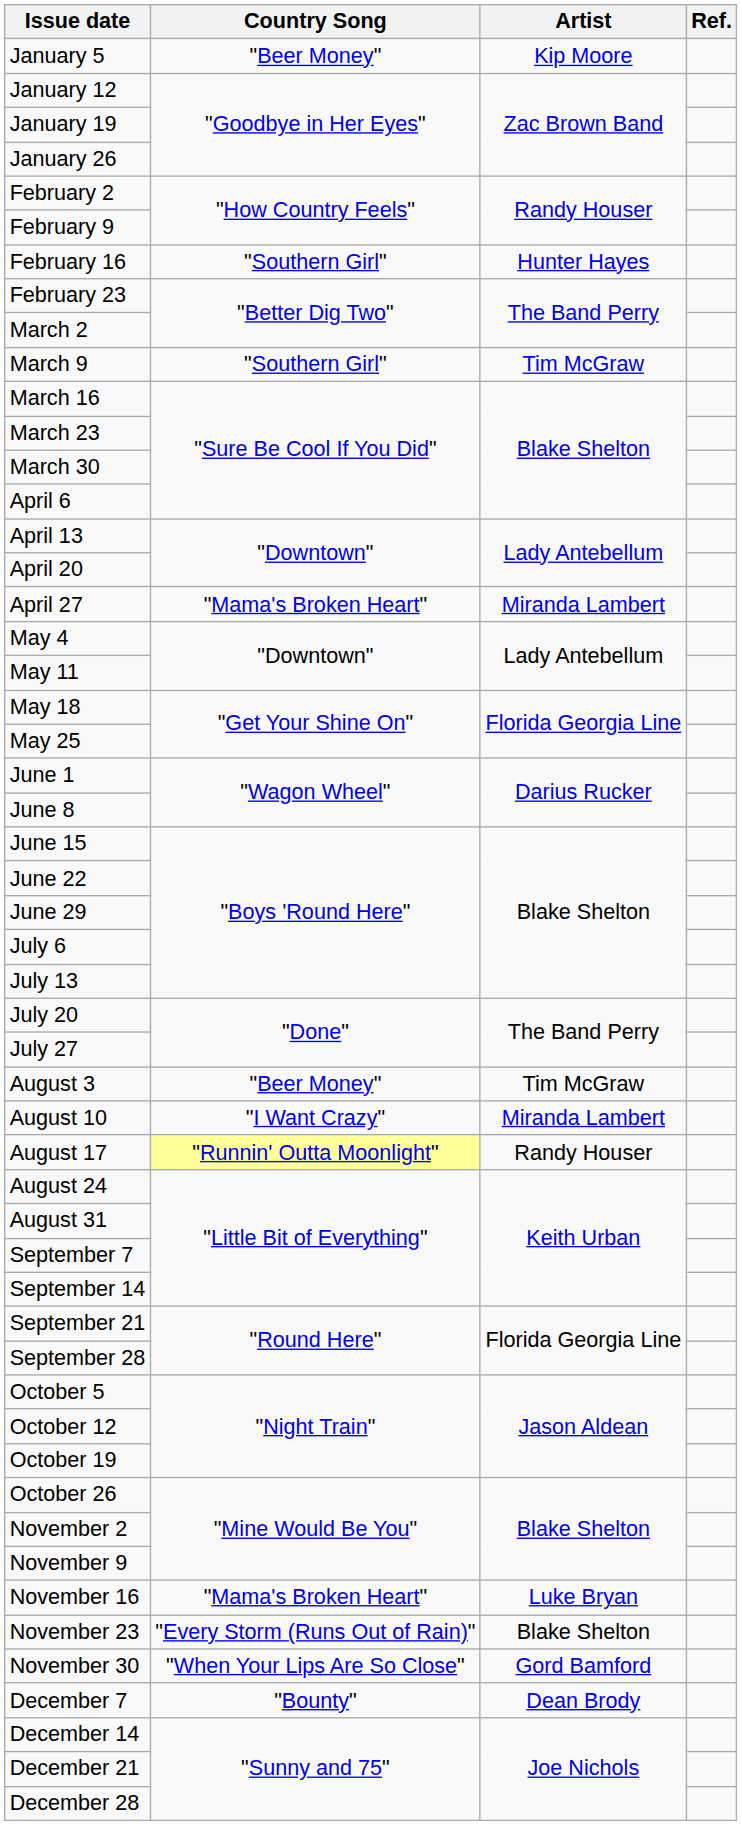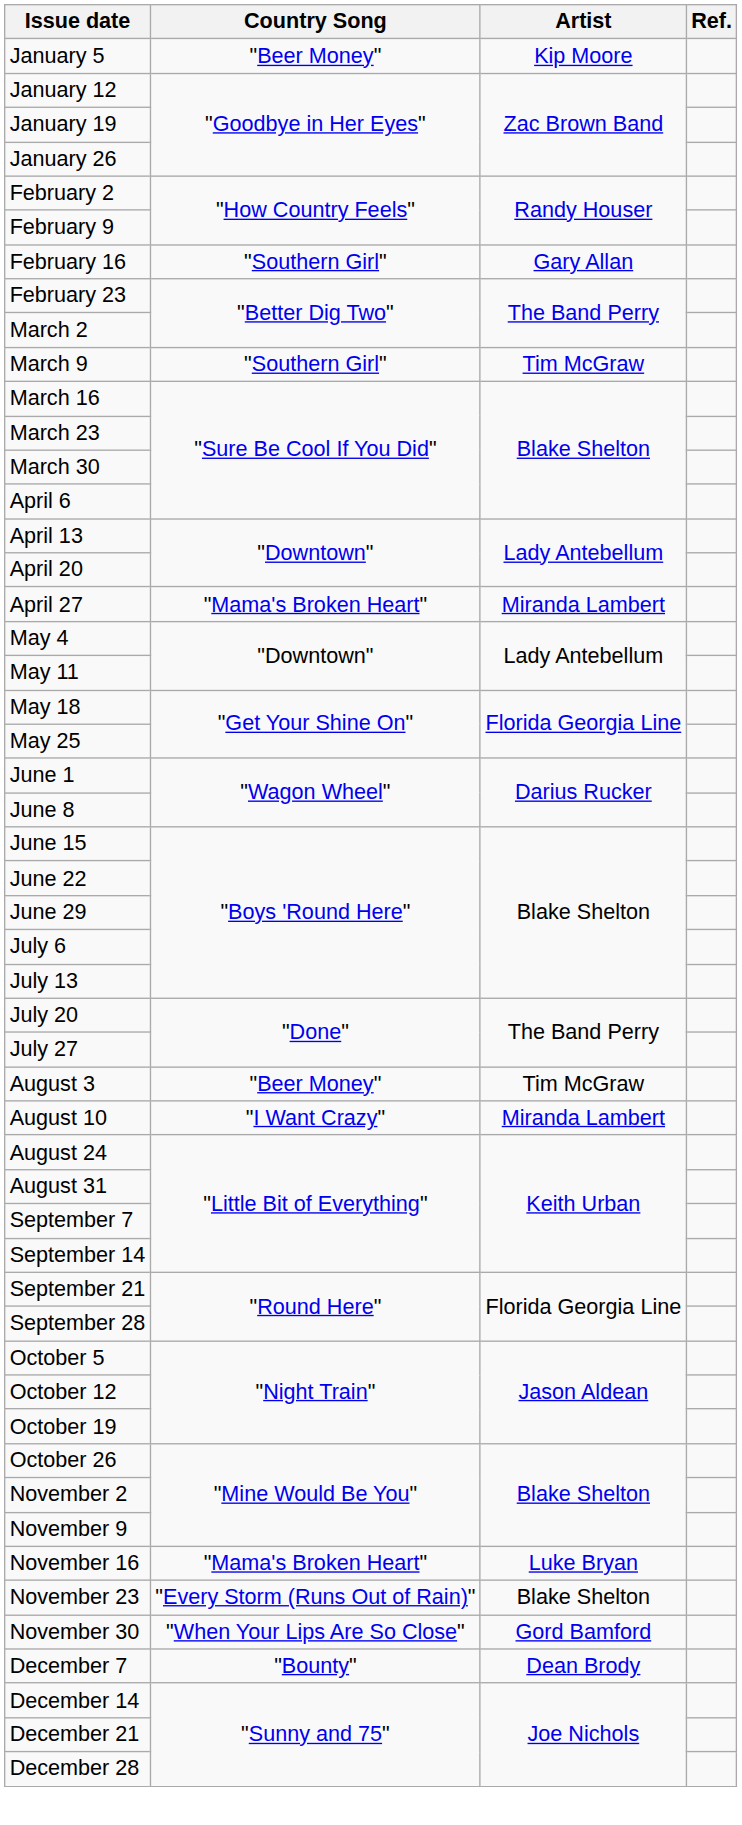(583, 261) Hunter Hayes -> (583, 261) Gary Allan
- row: (58, 1152)
